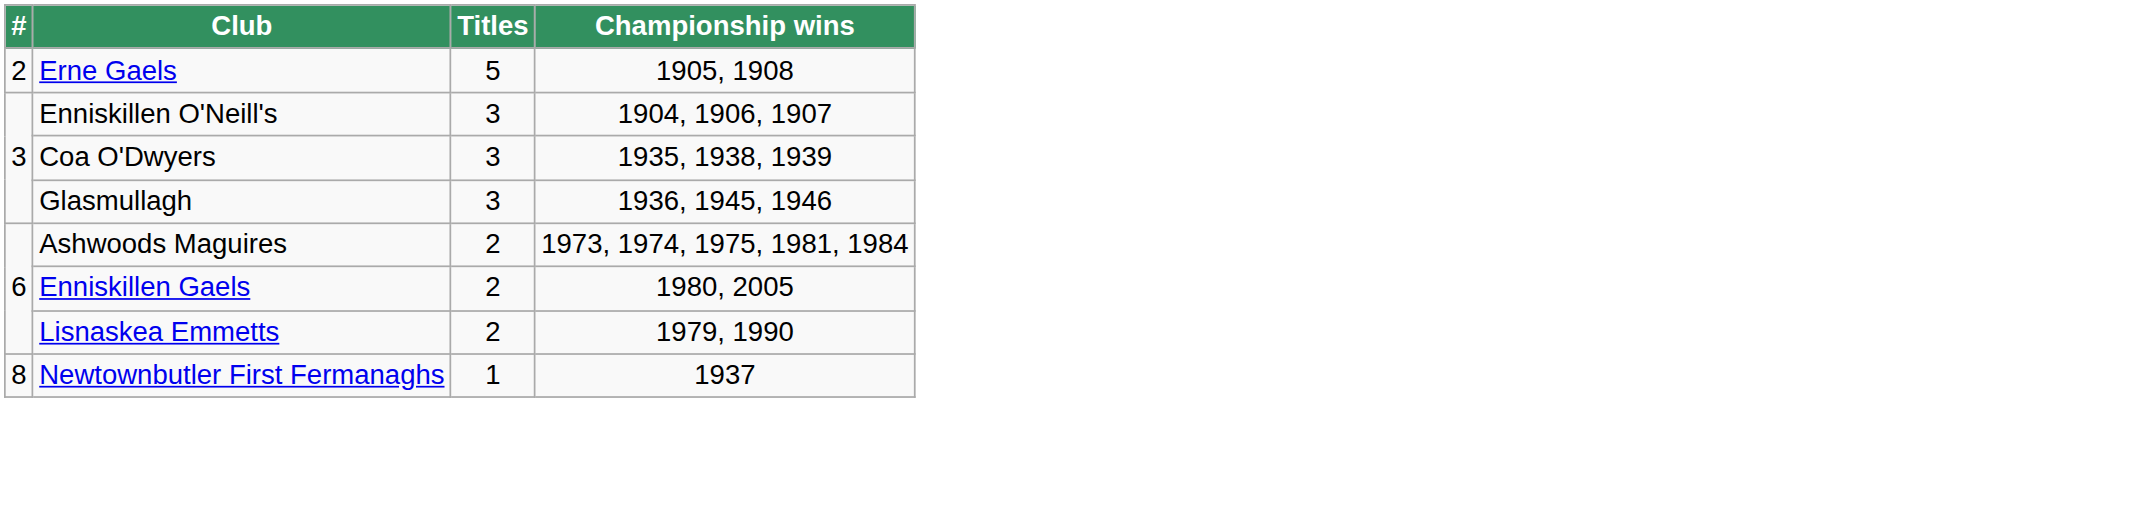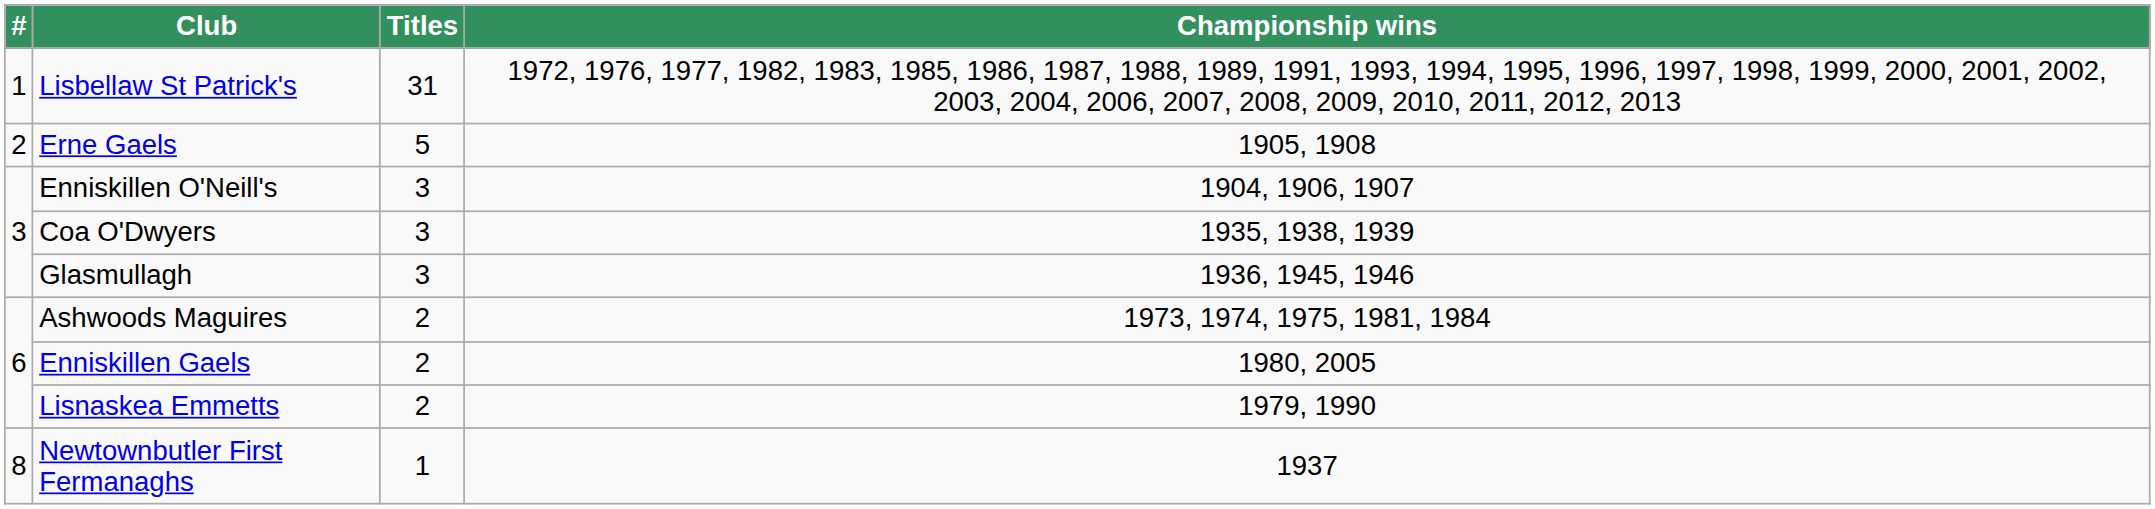+ row: (168, 85)
